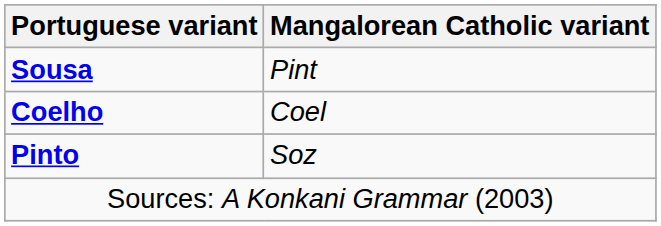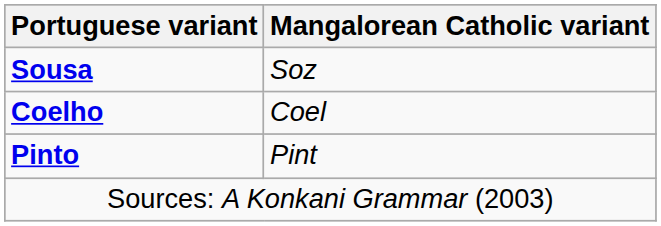(293, 69) Pint -> (293, 69) Soz
(293, 155) Soz -> (293, 155) Pint
